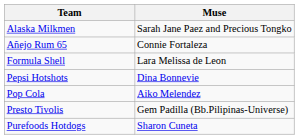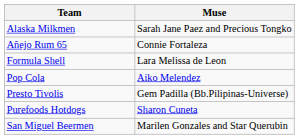- row: (37, 77)
+ row: (50, 126)
